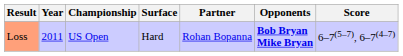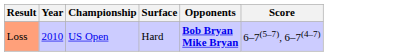- column: (217, 13)
(52, 36) 2011 -> (52, 36) 2010
